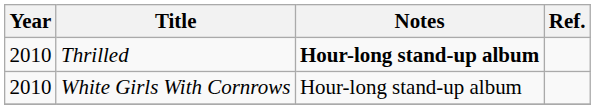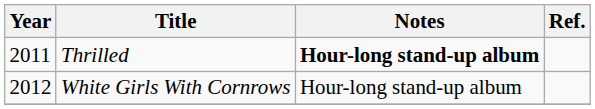(30, 54) 2010 -> (30, 54) 2011
(30, 87) 2010 -> (30, 87) 2012
